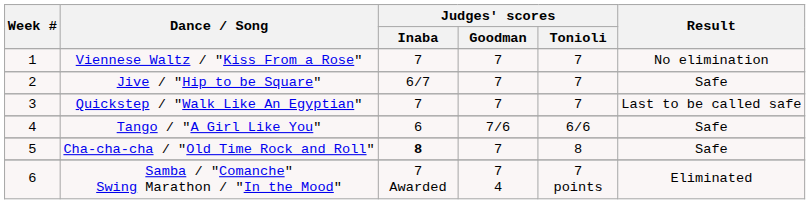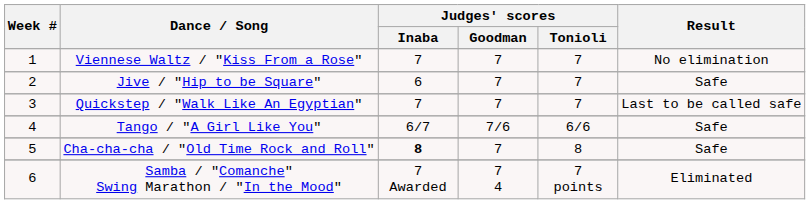(418, 82) 6/7 -> (418, 82) 6
(418, 127) 6 -> (418, 127) 6/7
